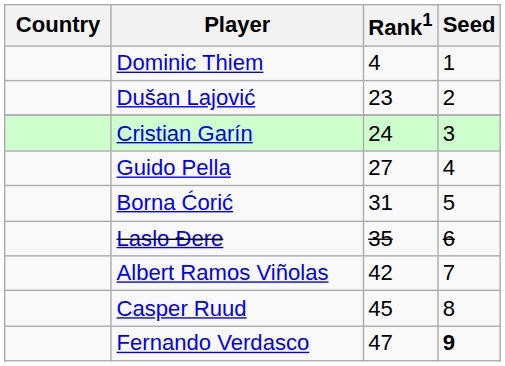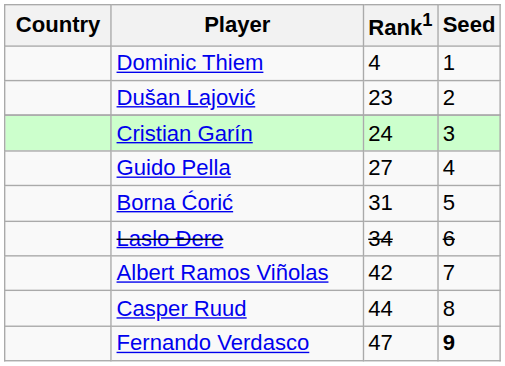(381, 238) 35 -> (381, 238) 34
(381, 308) 45 -> (381, 308) 44
